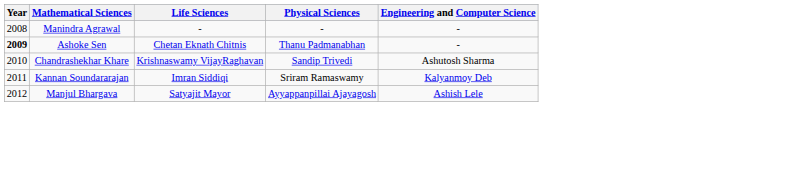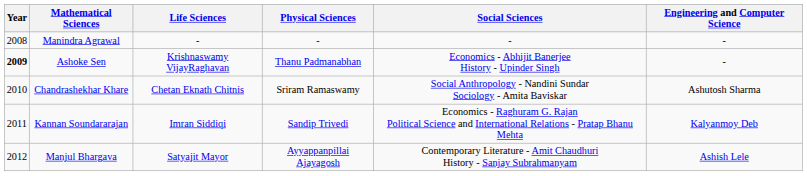+ column: (510, 18)
(200, 45) Chetan Eknath Chitnis -> (198, 62) Krishnaswamy VijayRaghavan
(200, 61) Krishnaswamy VijayRaghavan -> (198, 90) Chetan Eknath Chitnis
(322, 61) Sandip Trivedi -> (318, 90) Sriram Ramaswamy
(322, 77) Sriram Ramaswamy -> (318, 123) Sandip Trivedi
